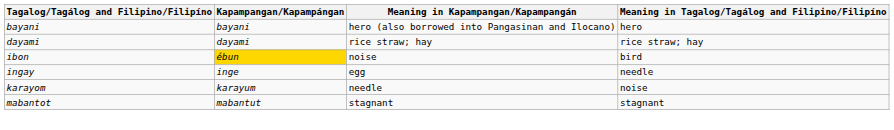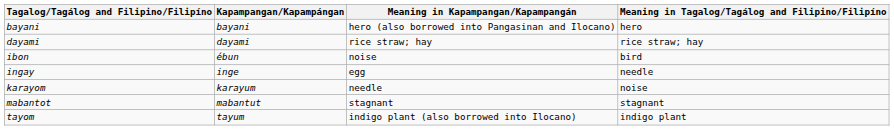(228, 57) gold background -> (228, 57) no background
+ row: (20, 117)
